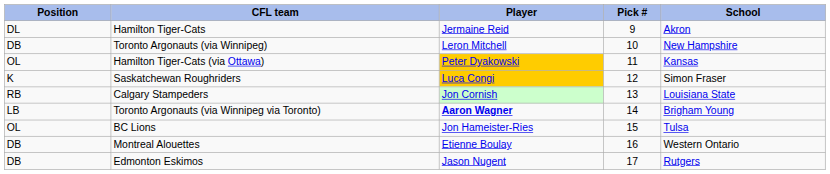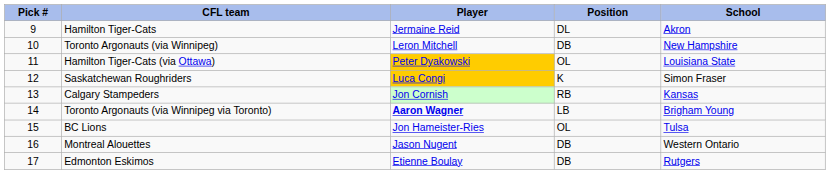columns swapped: (632, 12) <-> (58, 12)
(681, 62) Kansas -> (699, 62) Louisiana State
(699, 95) Louisiana State -> (681, 95) Kansas
(477, 144) Etienne Boulay -> (425, 144) Jason Nugent
(474, 161) Jason Nugent -> (428, 161) Etienne Boulay
